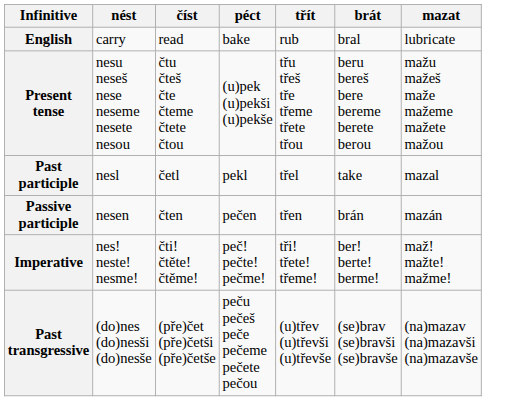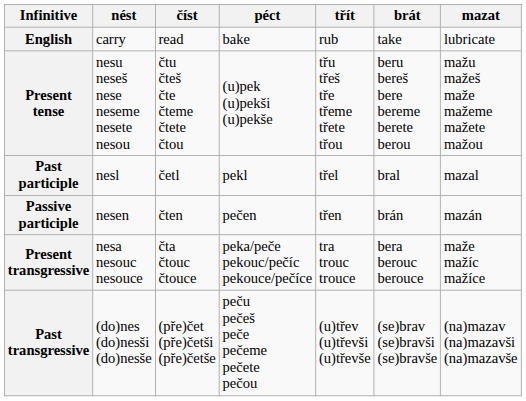(349, 39) bral -> (390, 39) take
(350, 175) take -> (389, 175) bral
- row: (49, 262)
+ row: (49, 262)
